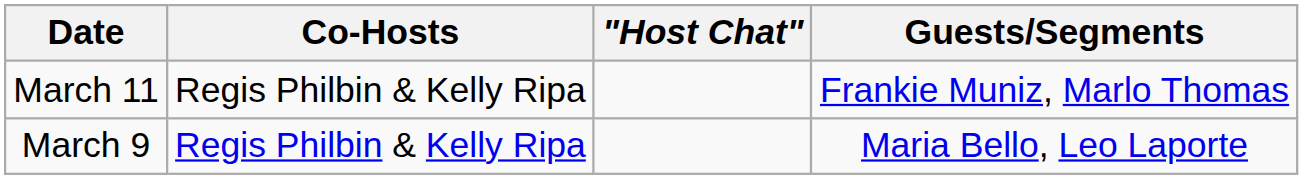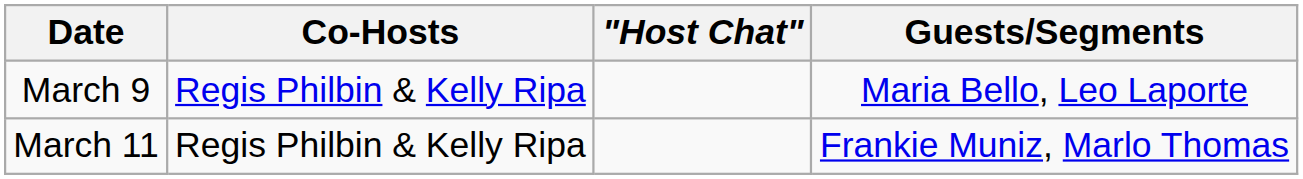rows swapped: (86, 145) <-> (86, 88)
